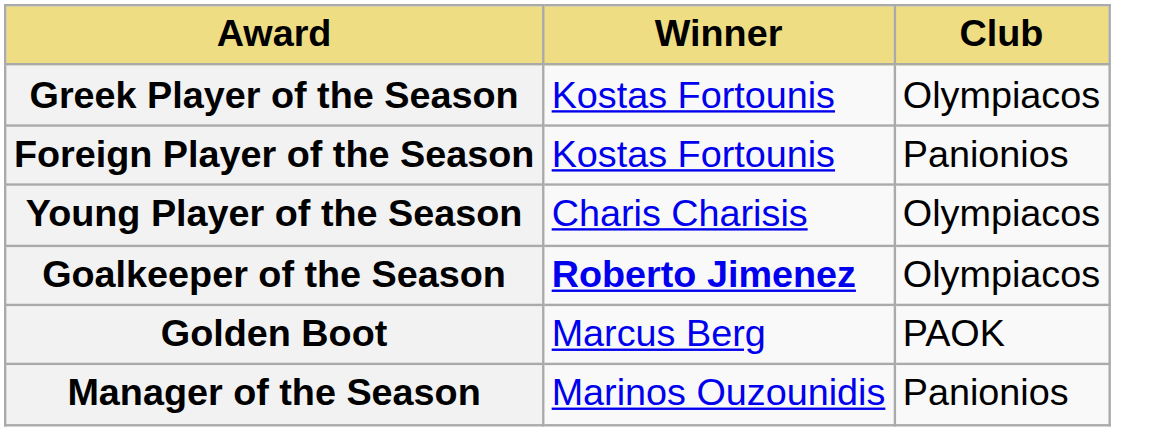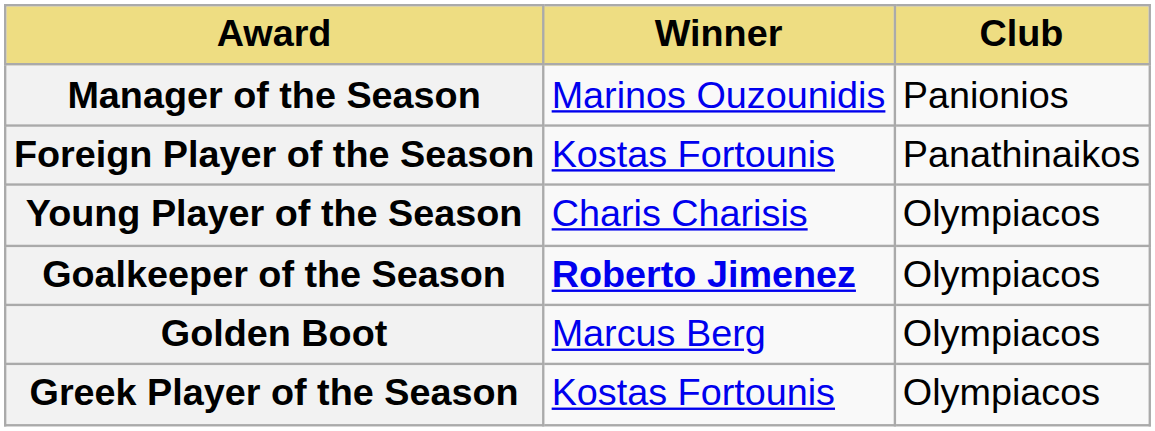rows swapped: (274, 94) <-> (274, 393)
(986, 154) Panionios -> (1021, 154) Panathinaikos
(954, 333) PAOK -> (1001, 333) Olympiacos
